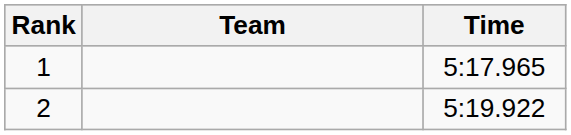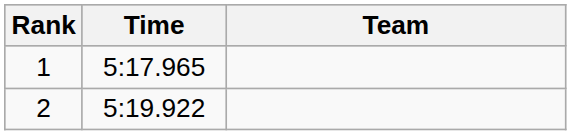columns swapped: (253, 25) <-> (494, 25)
